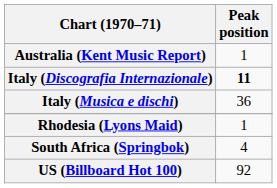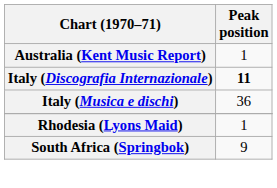(244, 147) 4 -> (244, 147) 9
- row: (110, 170)
